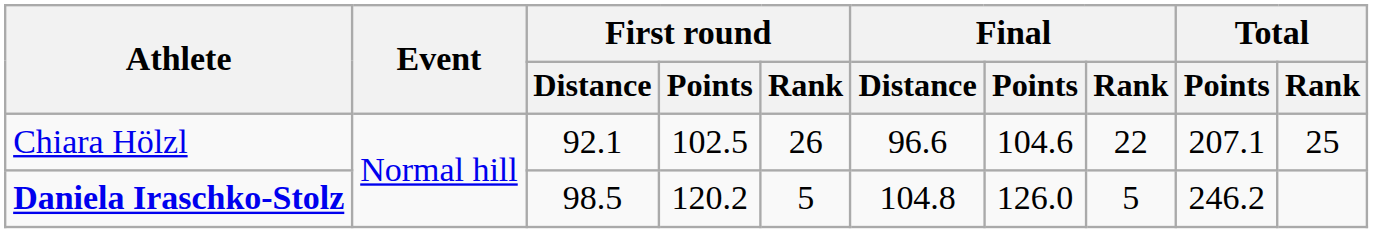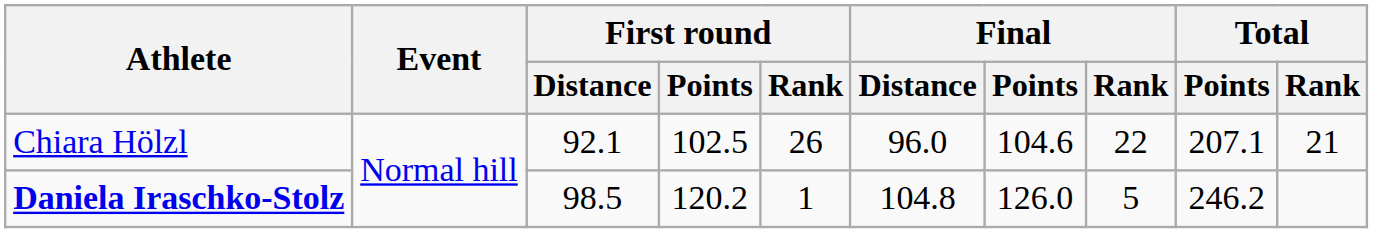(918, 141) 96.6 -> (918, 141) 96.0
(1323, 141) 25 -> (1323, 141) 21
(806, 198) 5 -> (806, 198) 1
